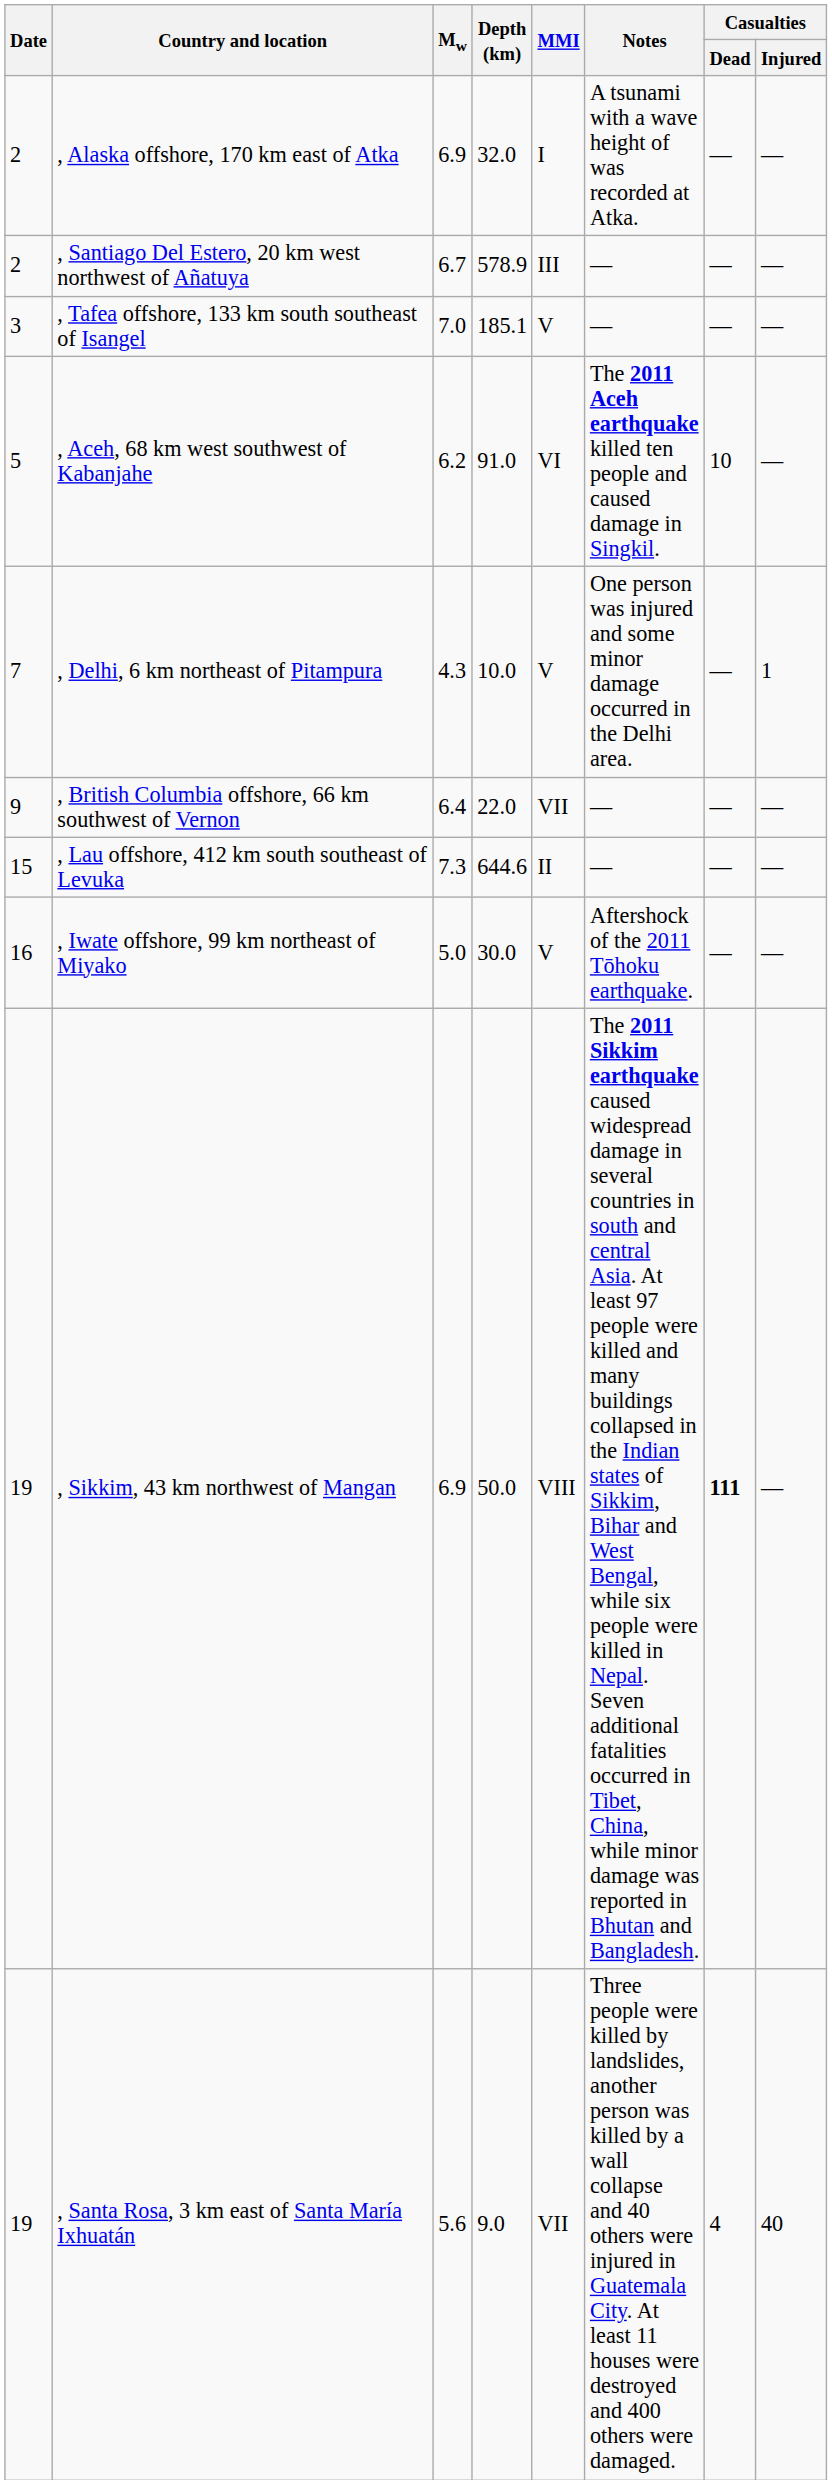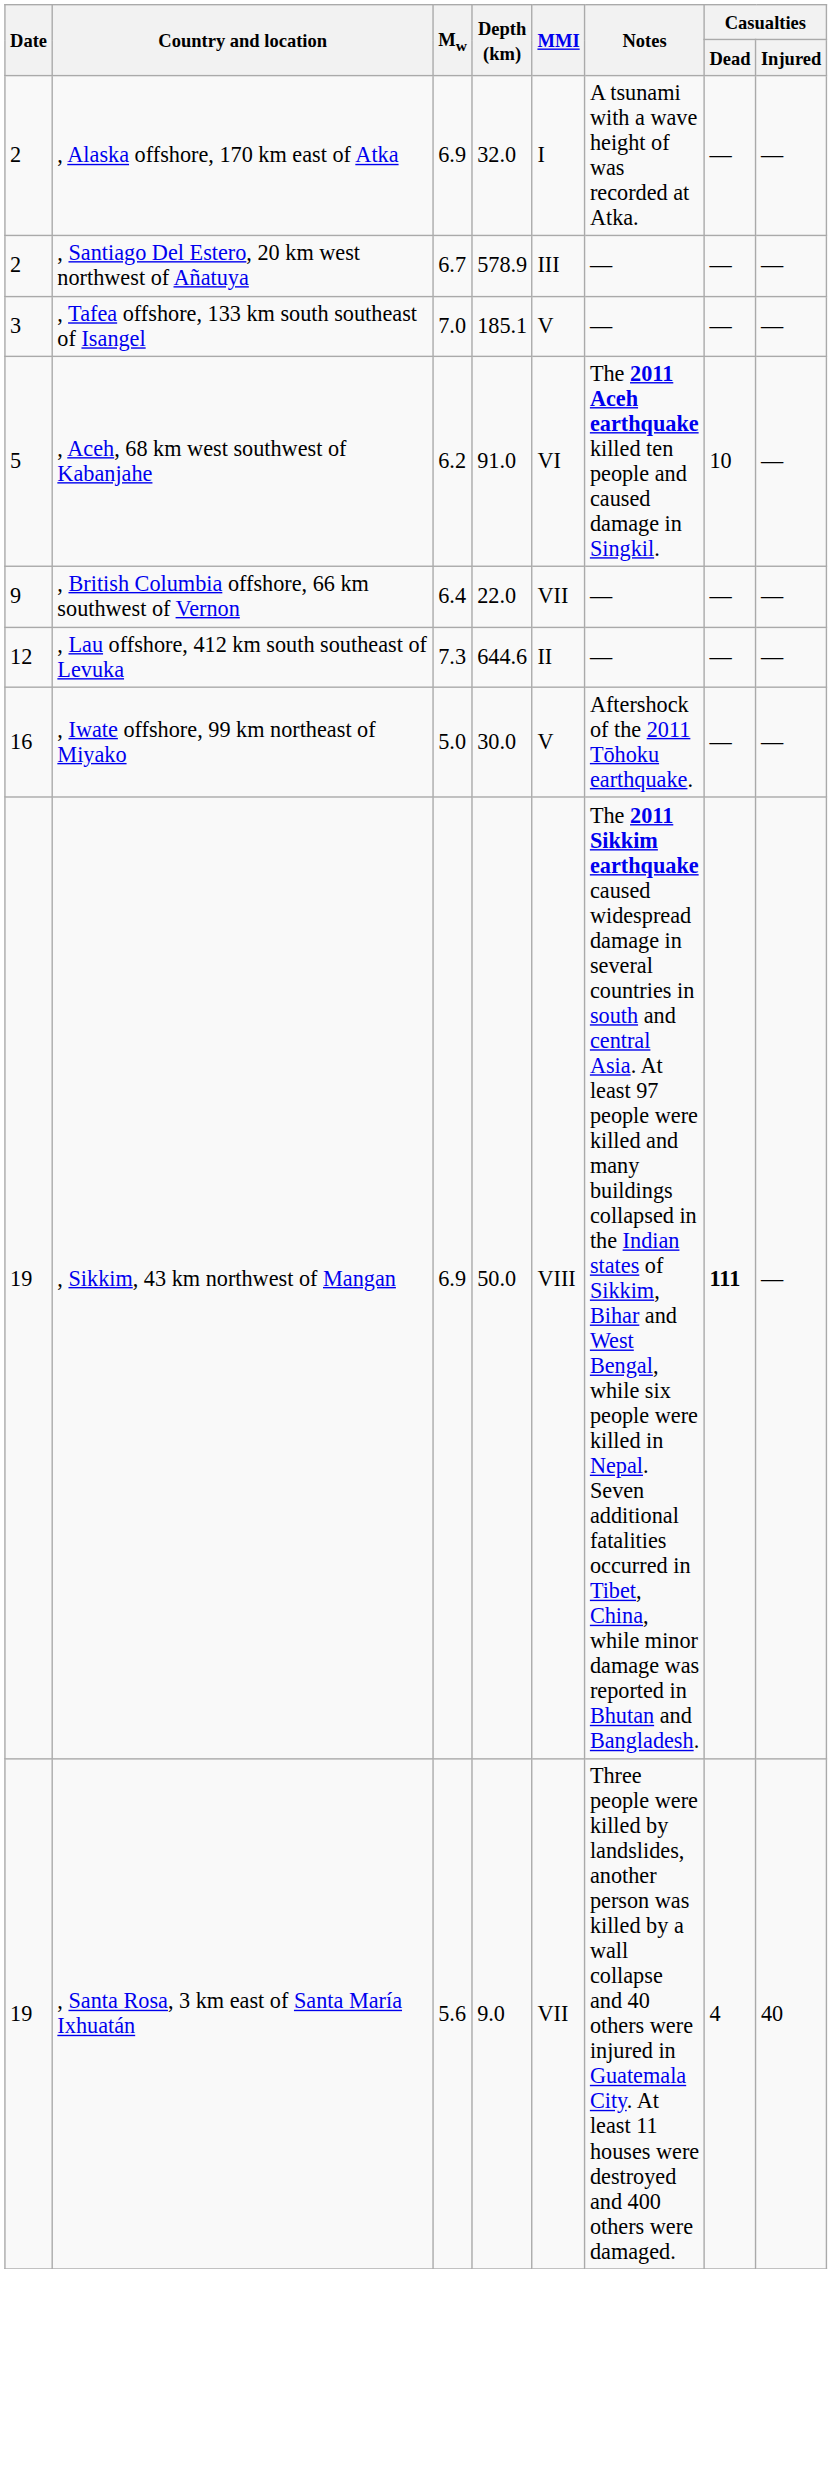- row: (220, 671)
(21, 867) 15 -> (21, 656) 12
